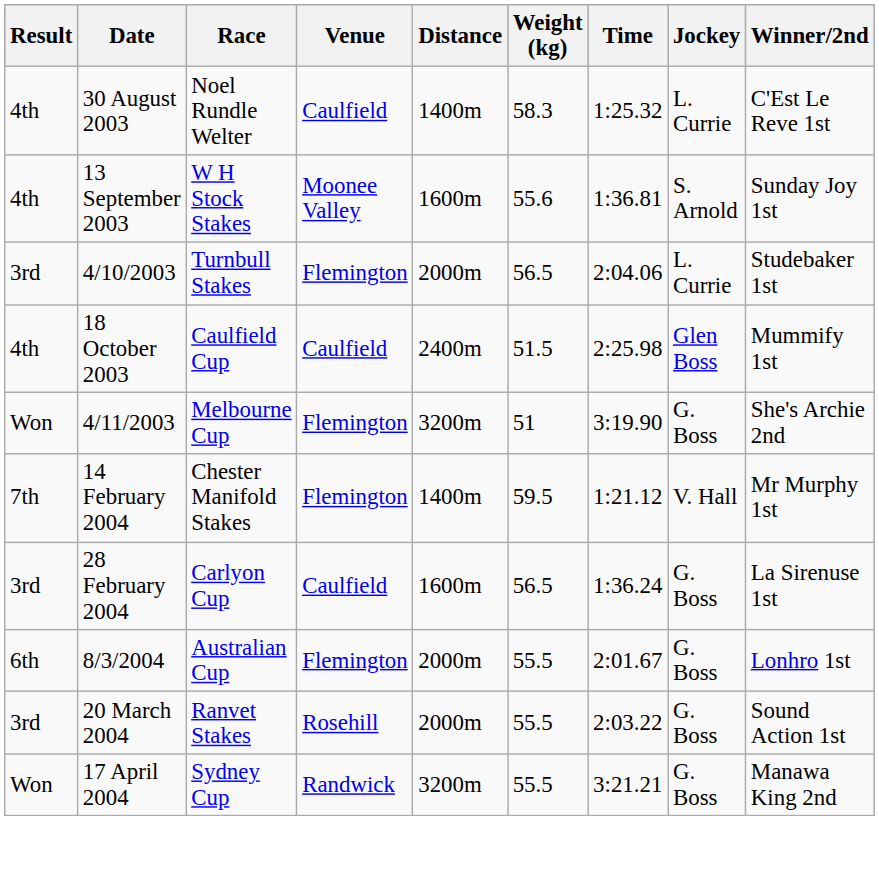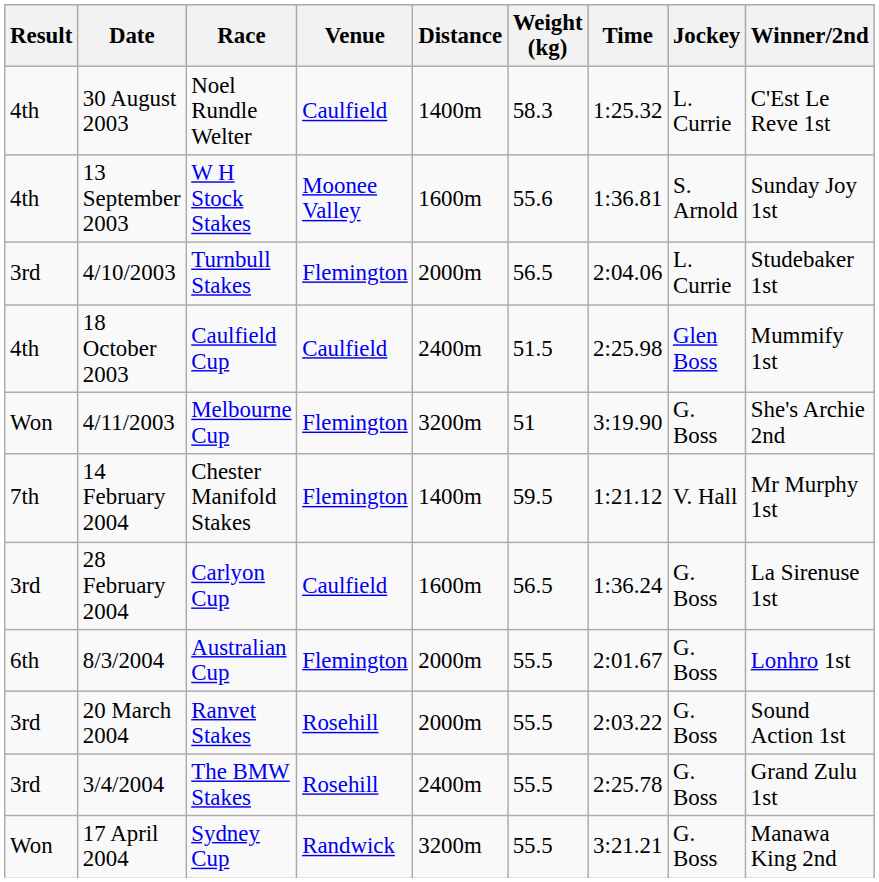+ row: (124, 784)
